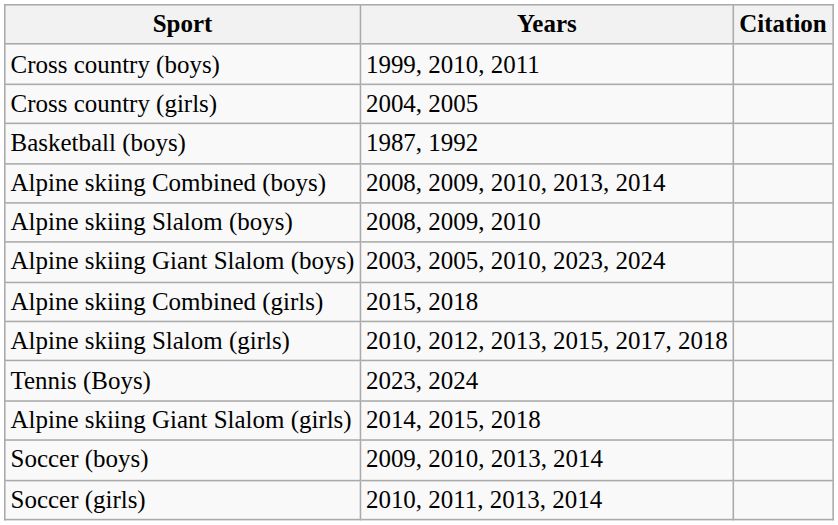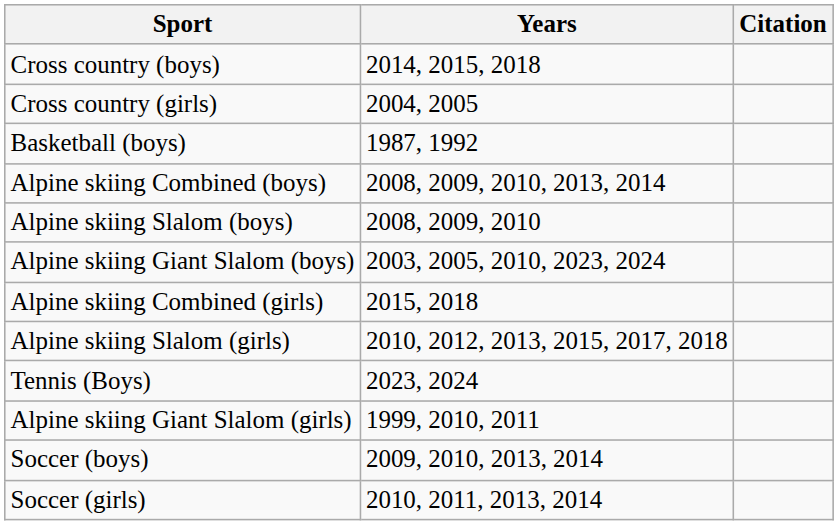(453, 63) 1999, 2010, 2011 -> (453, 63) 2014, 2015, 2018
(453, 420) 2014, 2015, 2018 -> (453, 420) 1999, 2010, 2011
